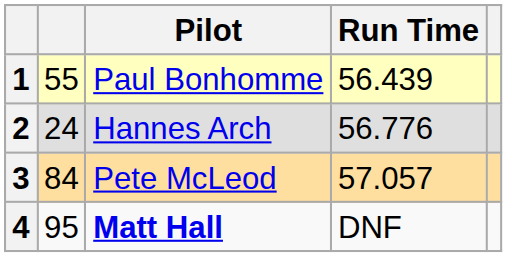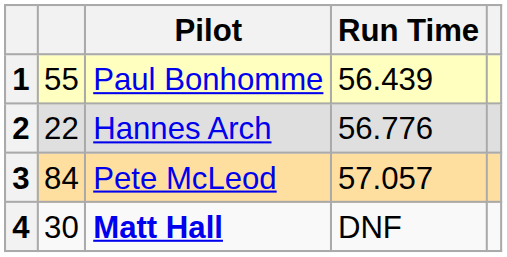(61, 129) 24 -> (61, 129) 22
(61, 227) 95 -> (61, 227) 30
